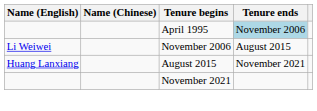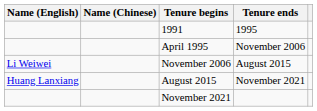+ row: (172, 30)
(270, 30) lightblue background -> (270, 47) no background
